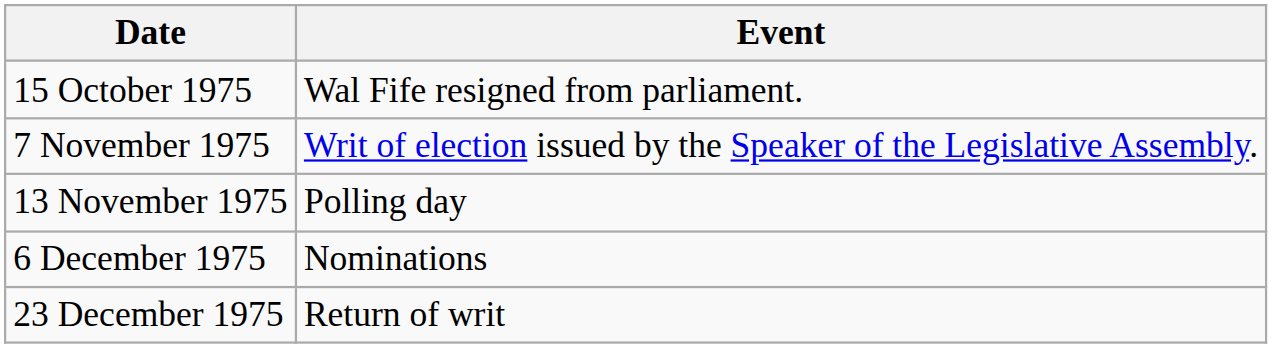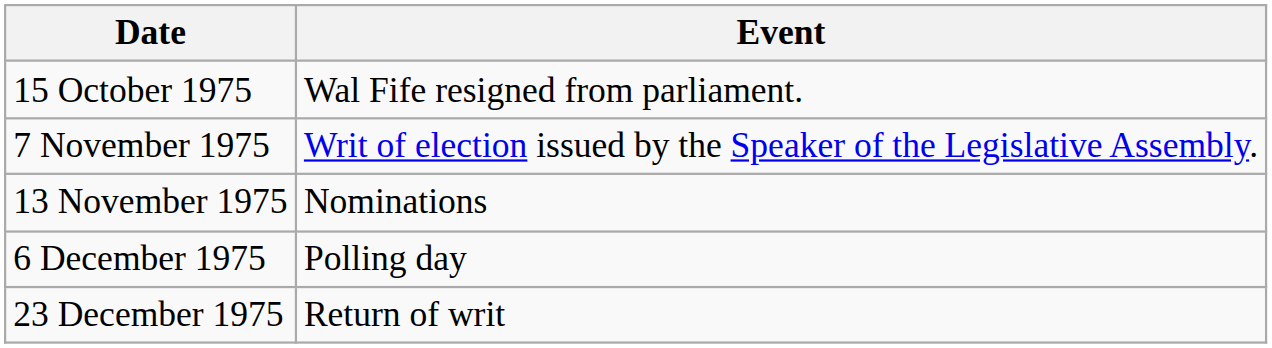(385, 201) Polling day -> (396, 201) Nominations
(396, 257) Nominations -> (385, 257) Polling day
